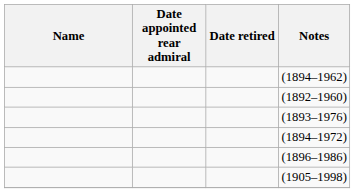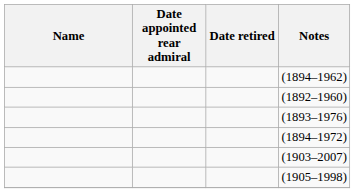- row: (314, 157)
+ row: (314, 157)
